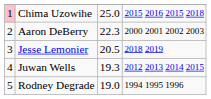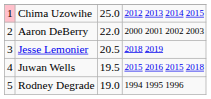(164, 13) 2015 2016 2015 2018 -> (164, 13) 2012 2013 2014 2015
(110, 31) 22.3 -> (110, 31) 22.0
(110, 67) 19.3 -> (110, 67) 19.5
(164, 67) 2012 2013 2014 2015 -> (164, 67) 2015 2016 2015 2018
